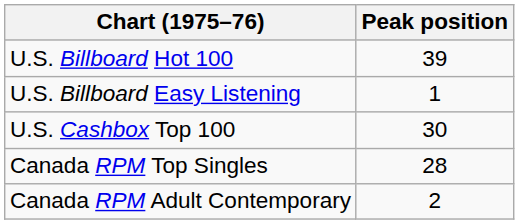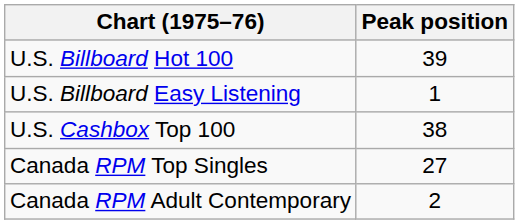(435, 129) 30 -> (435, 129) 38
(435, 165) 28 -> (435, 165) 27
